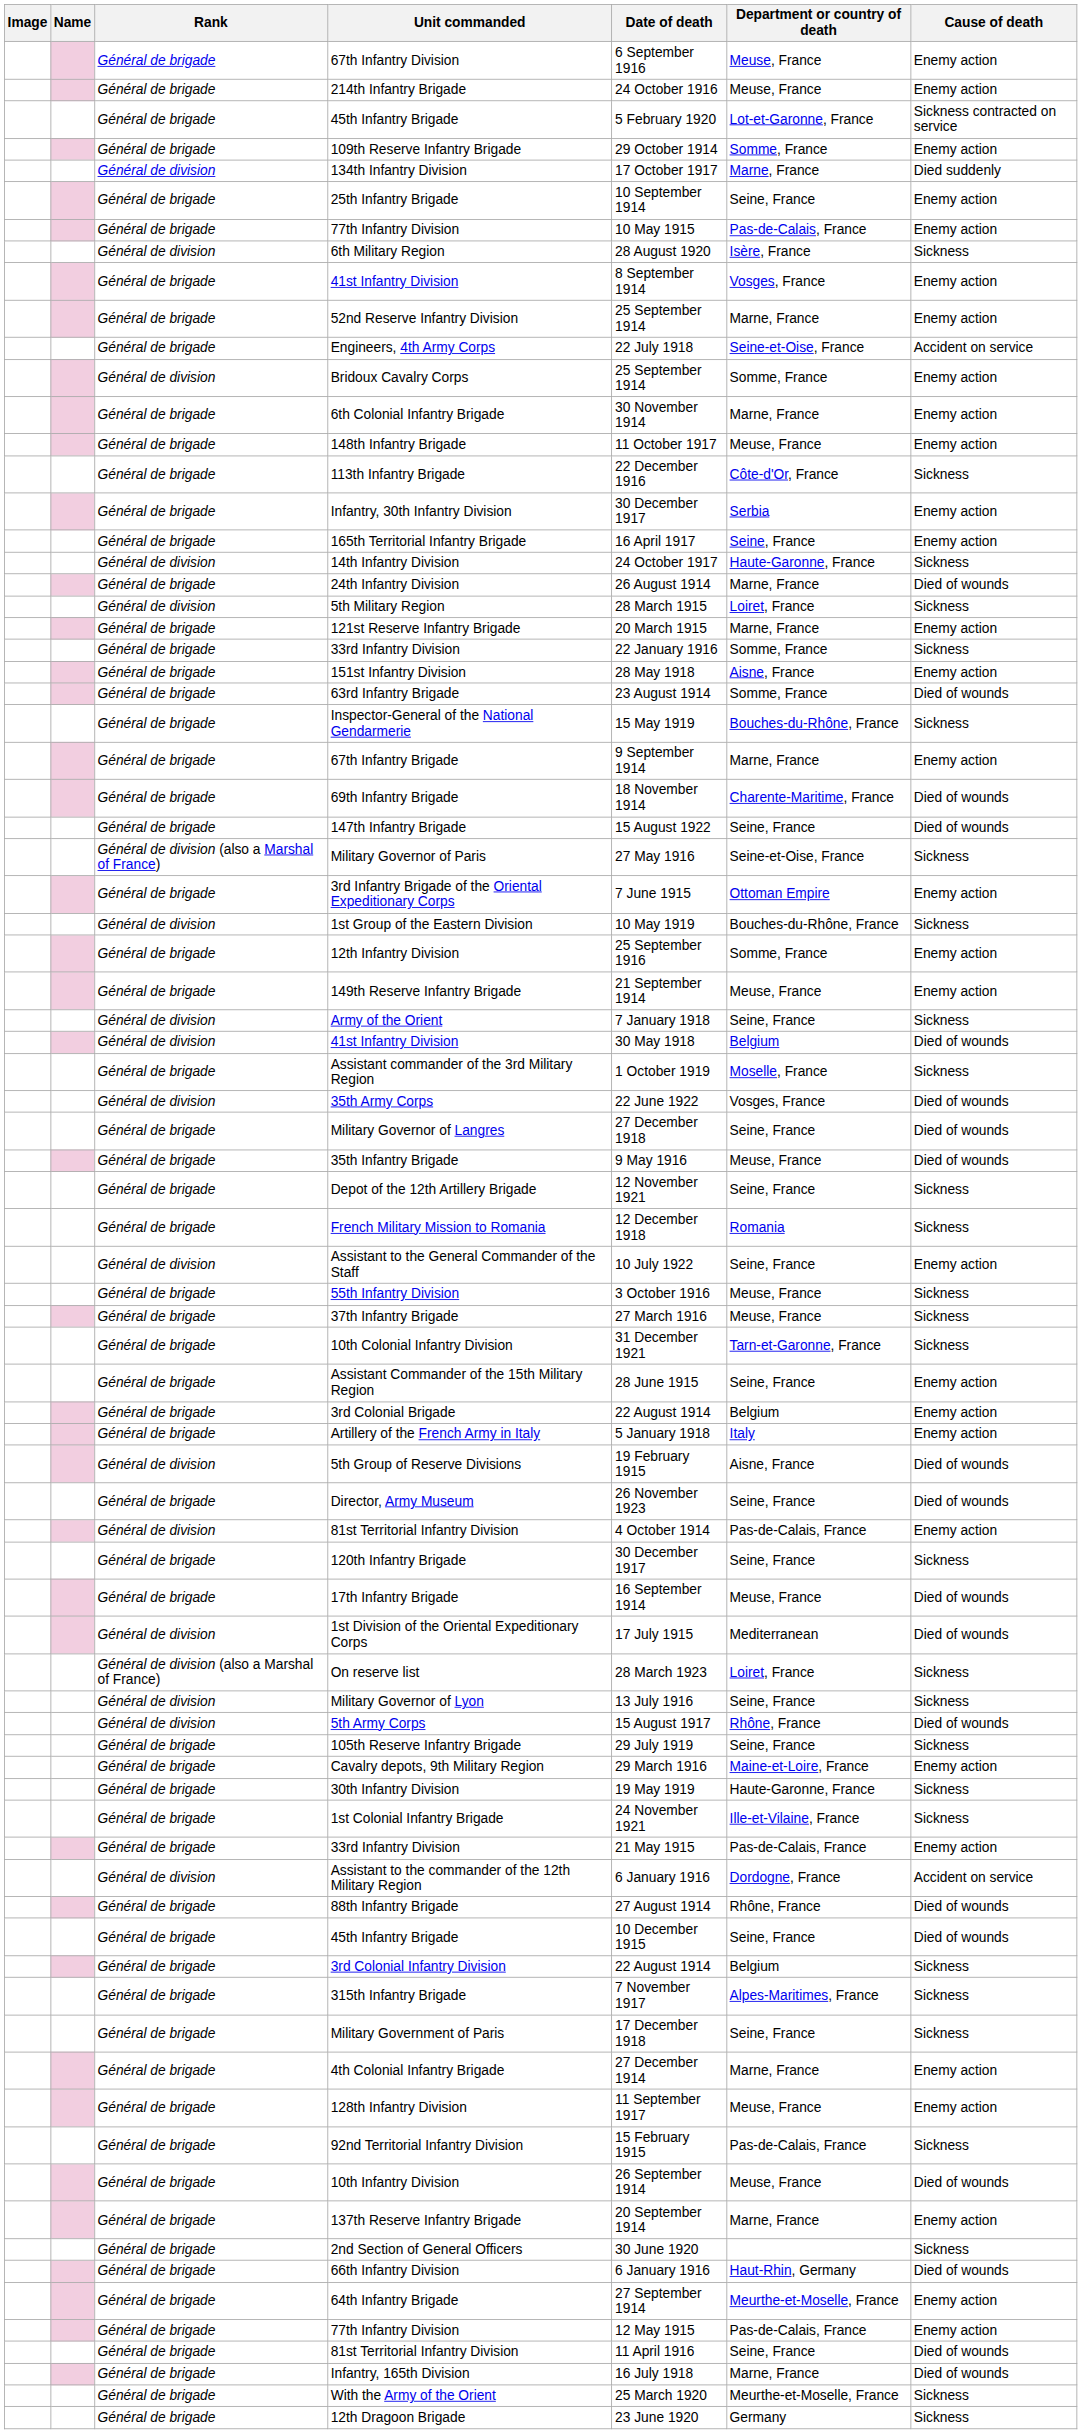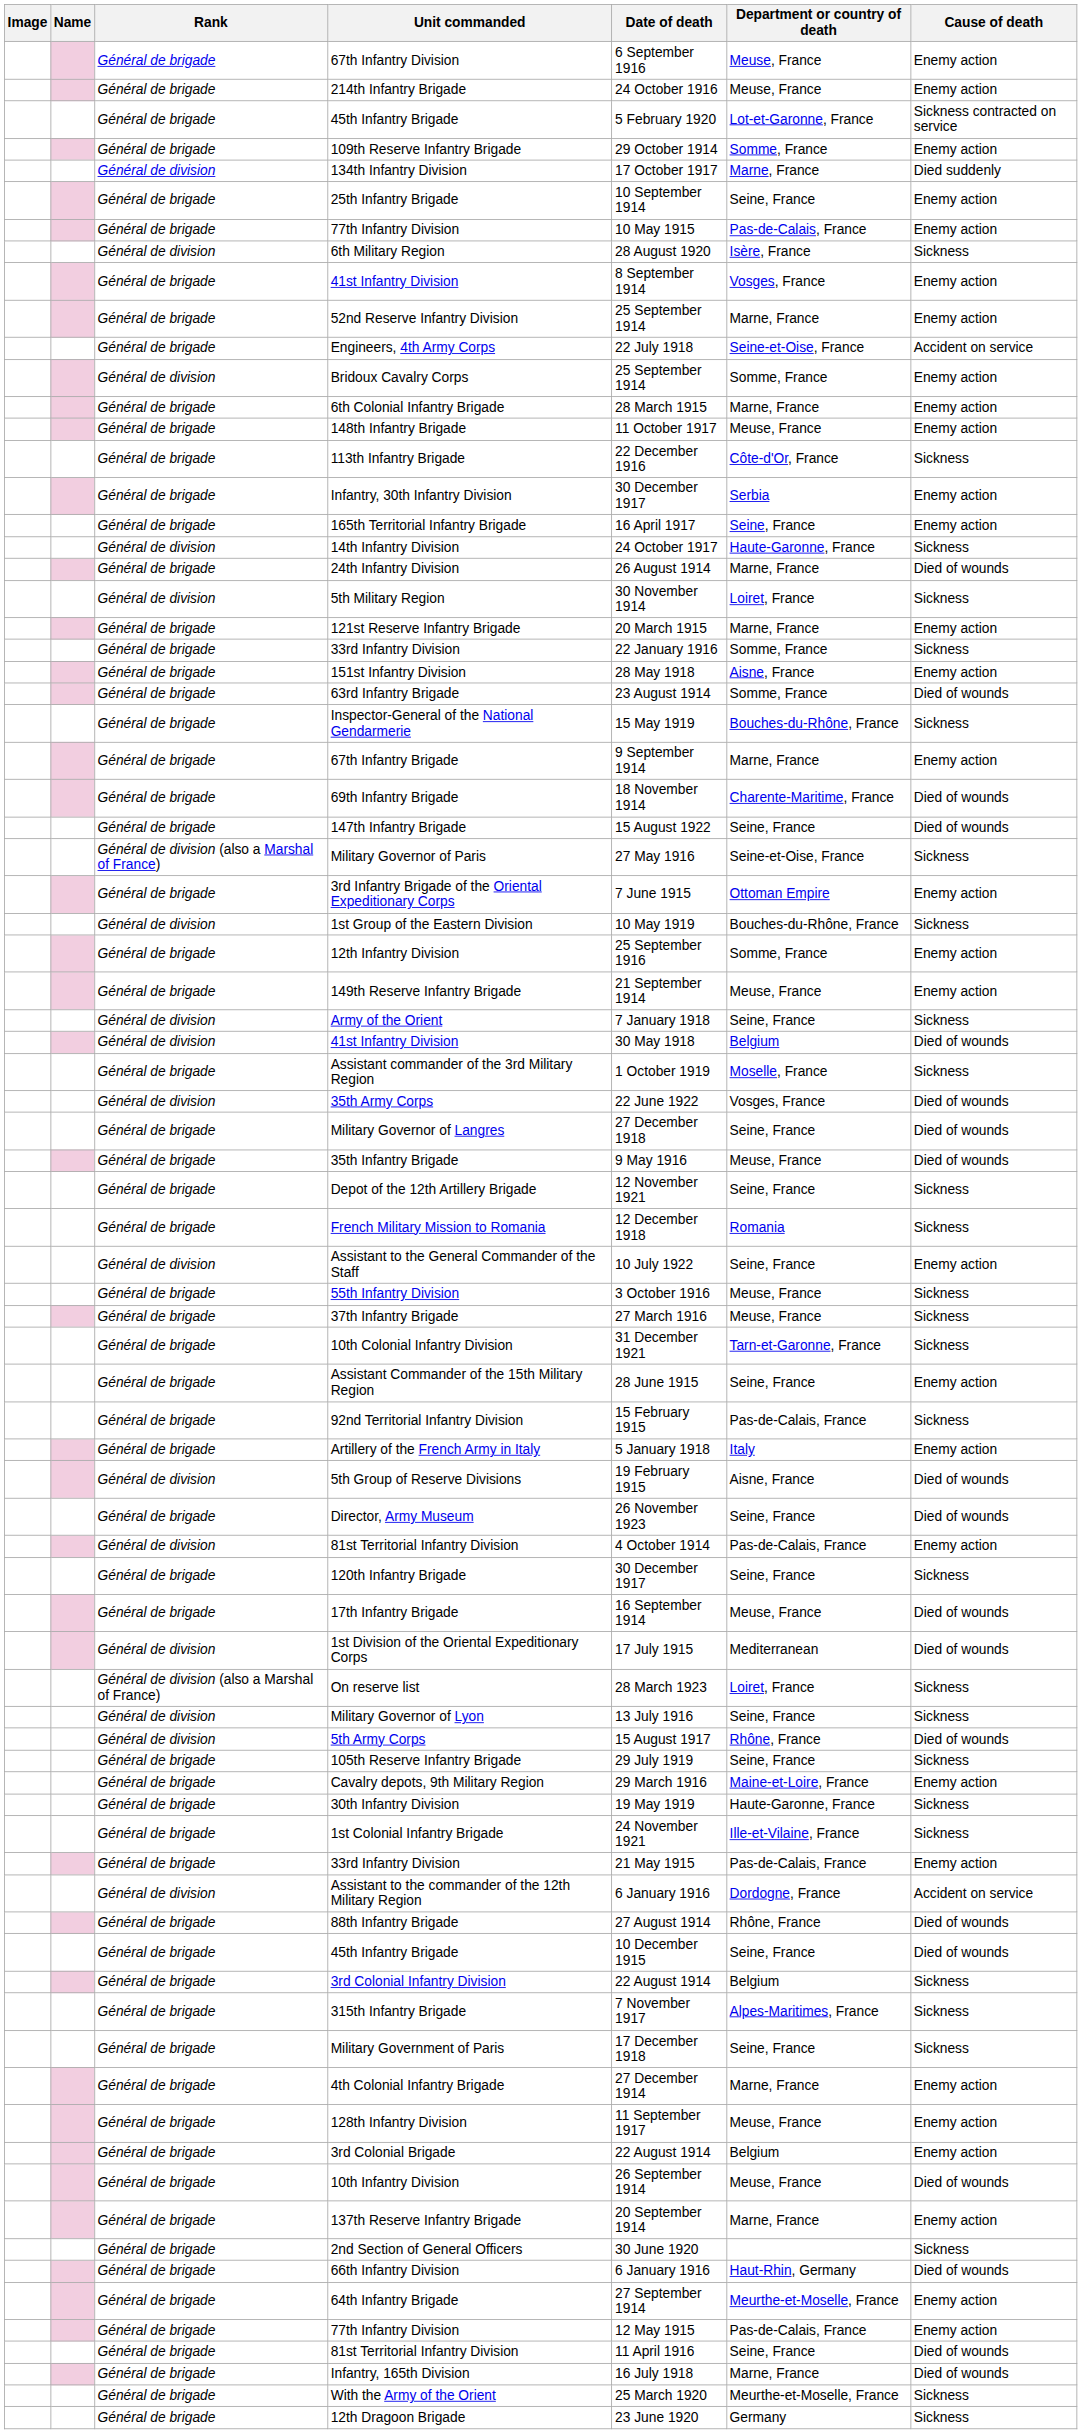(656, 415) 30 November 1914 -> (661, 407) 28 March 1915
(661, 606) 28 March 1915 -> (656, 598) 30 November 1914
rows swapped: (156, 2145) <-> (156, 1412)
